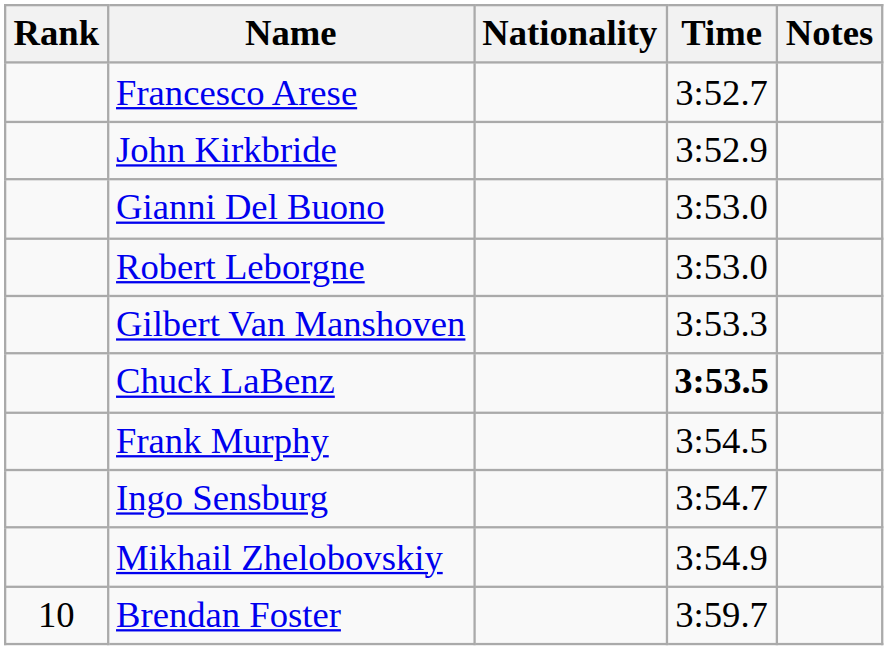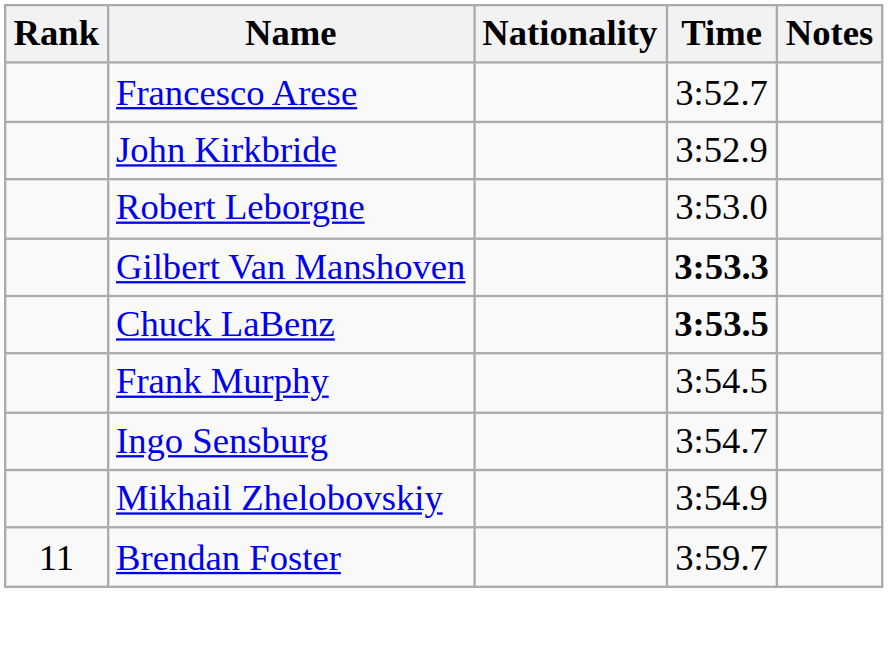- row: (250, 207)
(722, 324) normal -> (722, 265) bold
(56, 614) 10 -> (56, 556) 11
